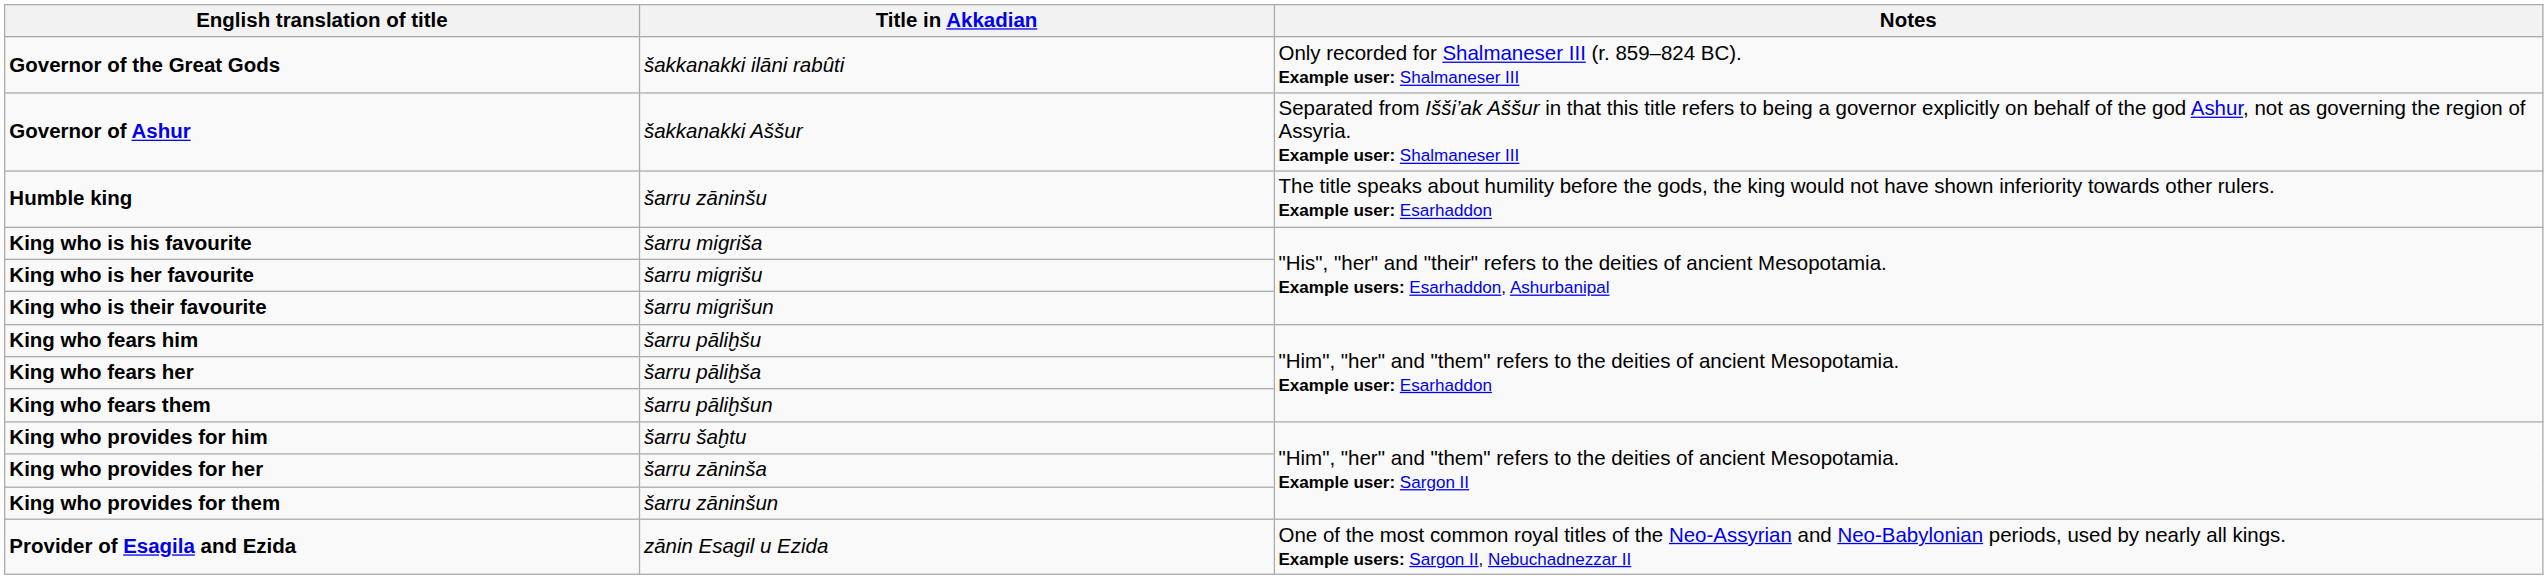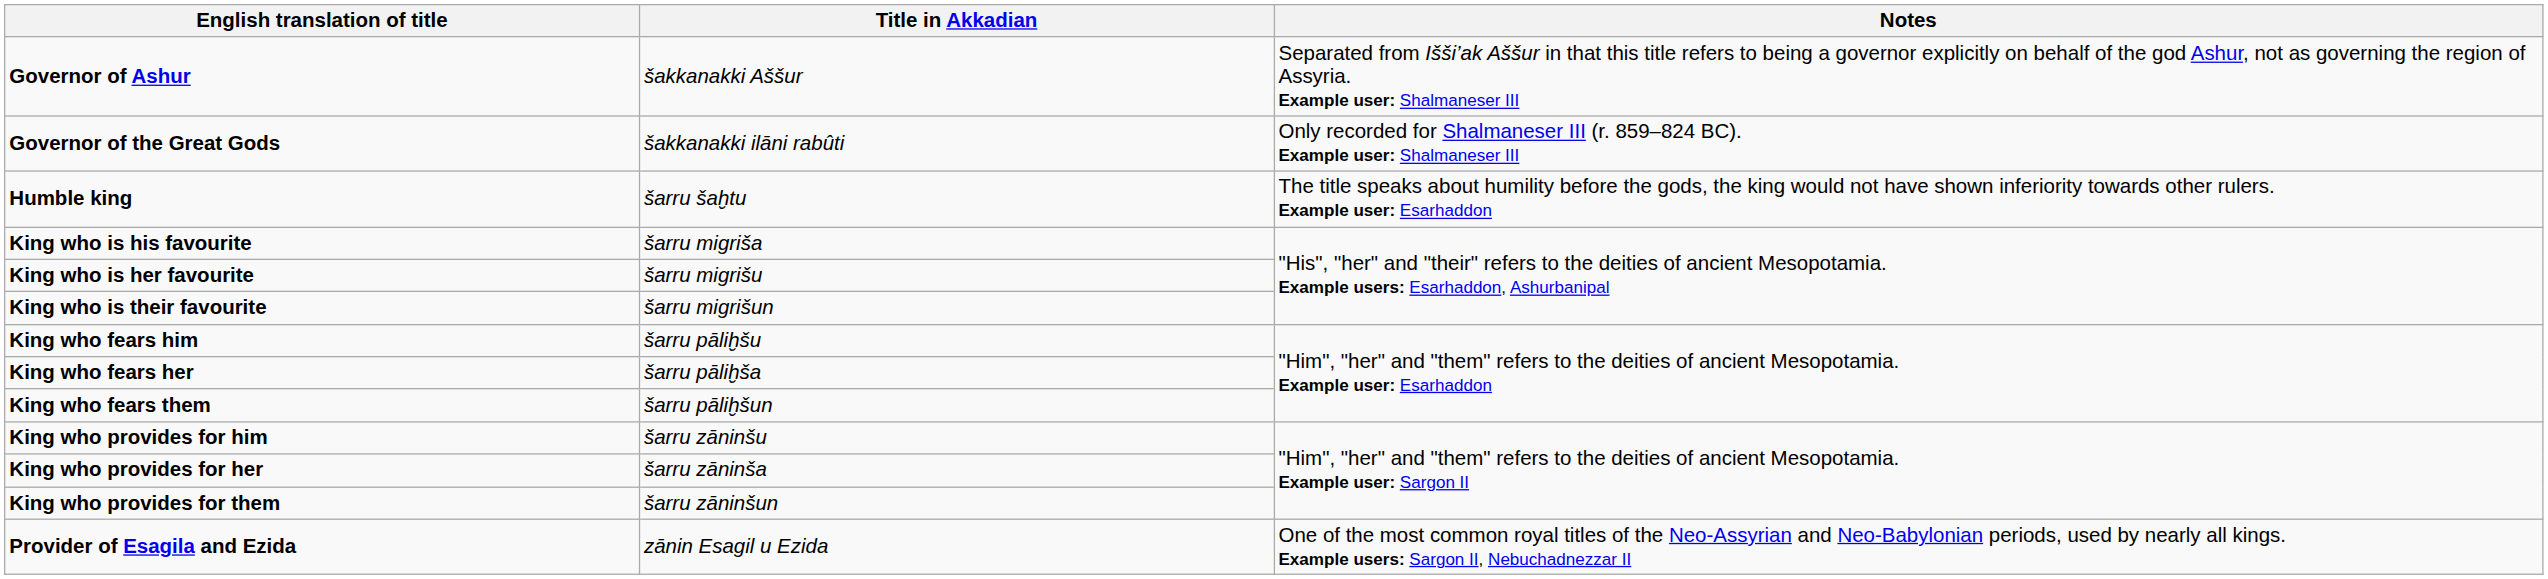rows swapped: (100, 131) <-> (145, 64)
(705, 198) šarru zāninšu -> (695, 198) šarru šaḫtu
(695, 437) šarru šaḫtu -> (705, 437) šarru zāninšu
